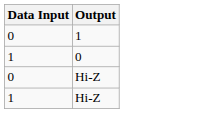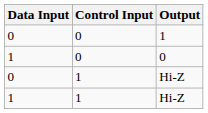+ column: (114, 14)
